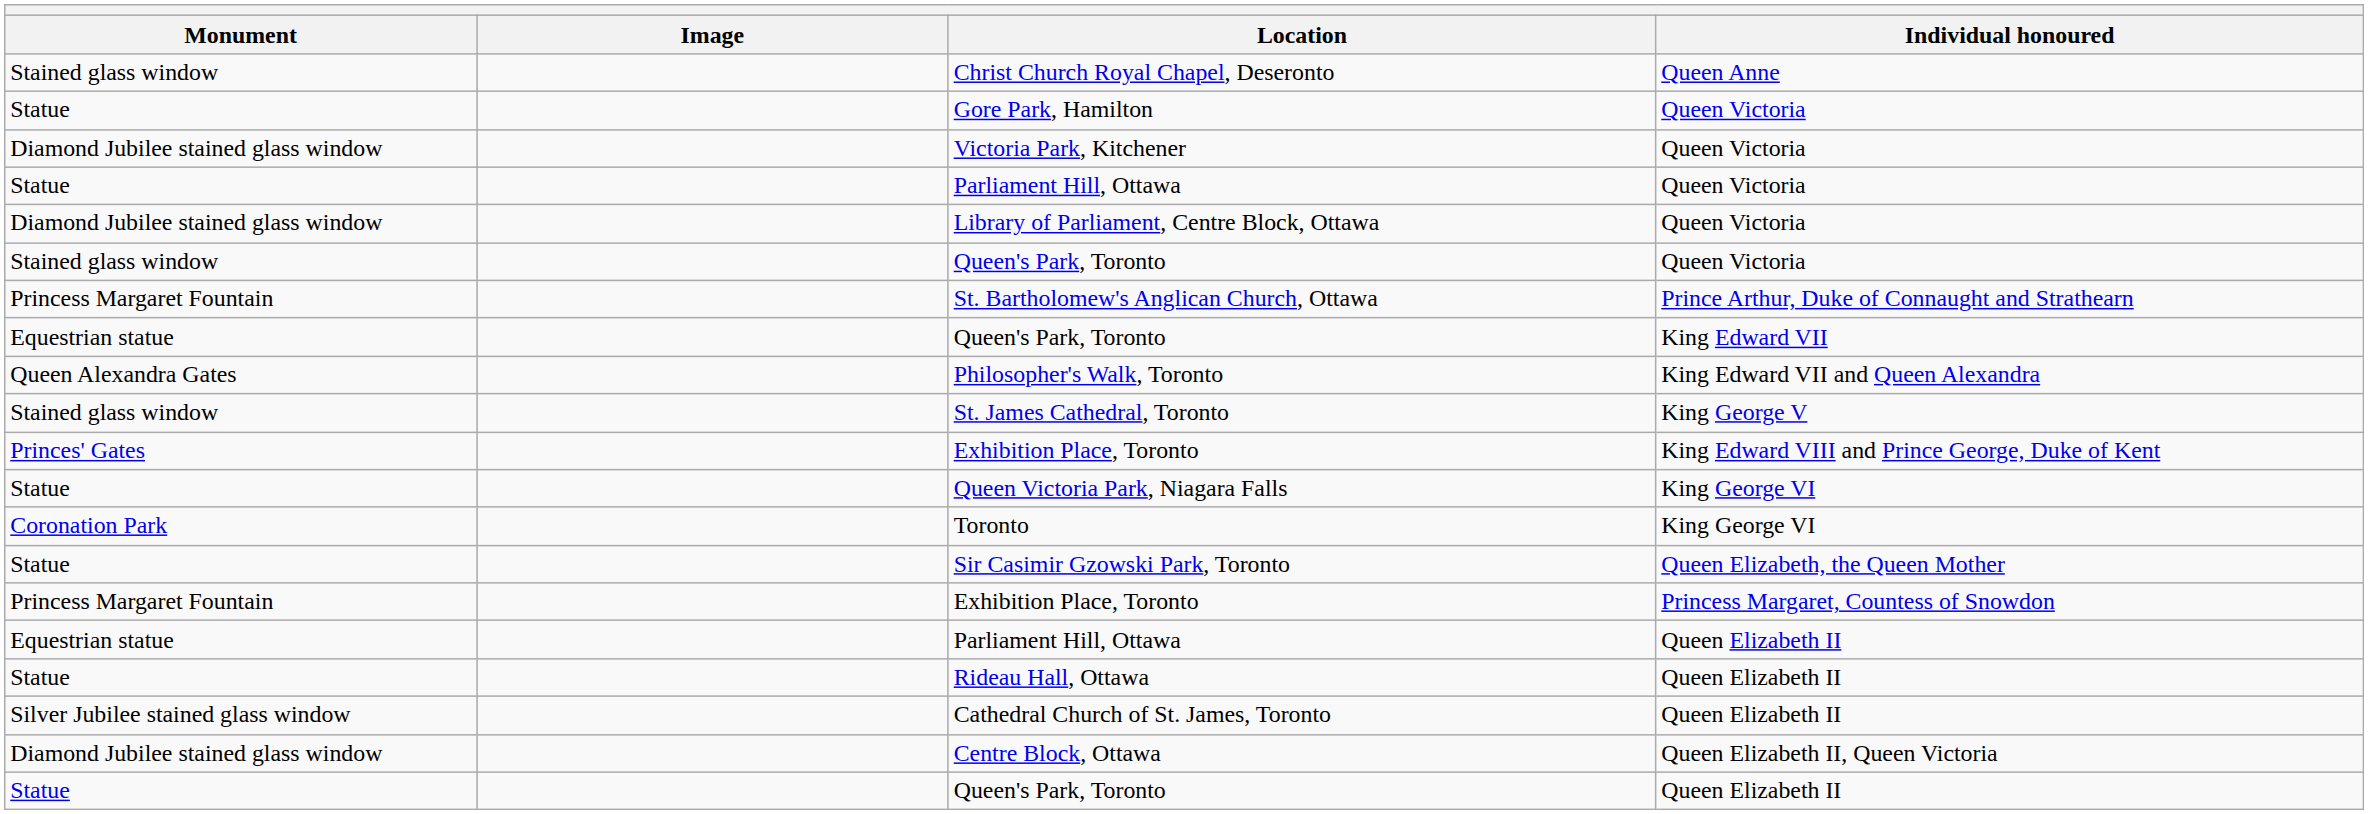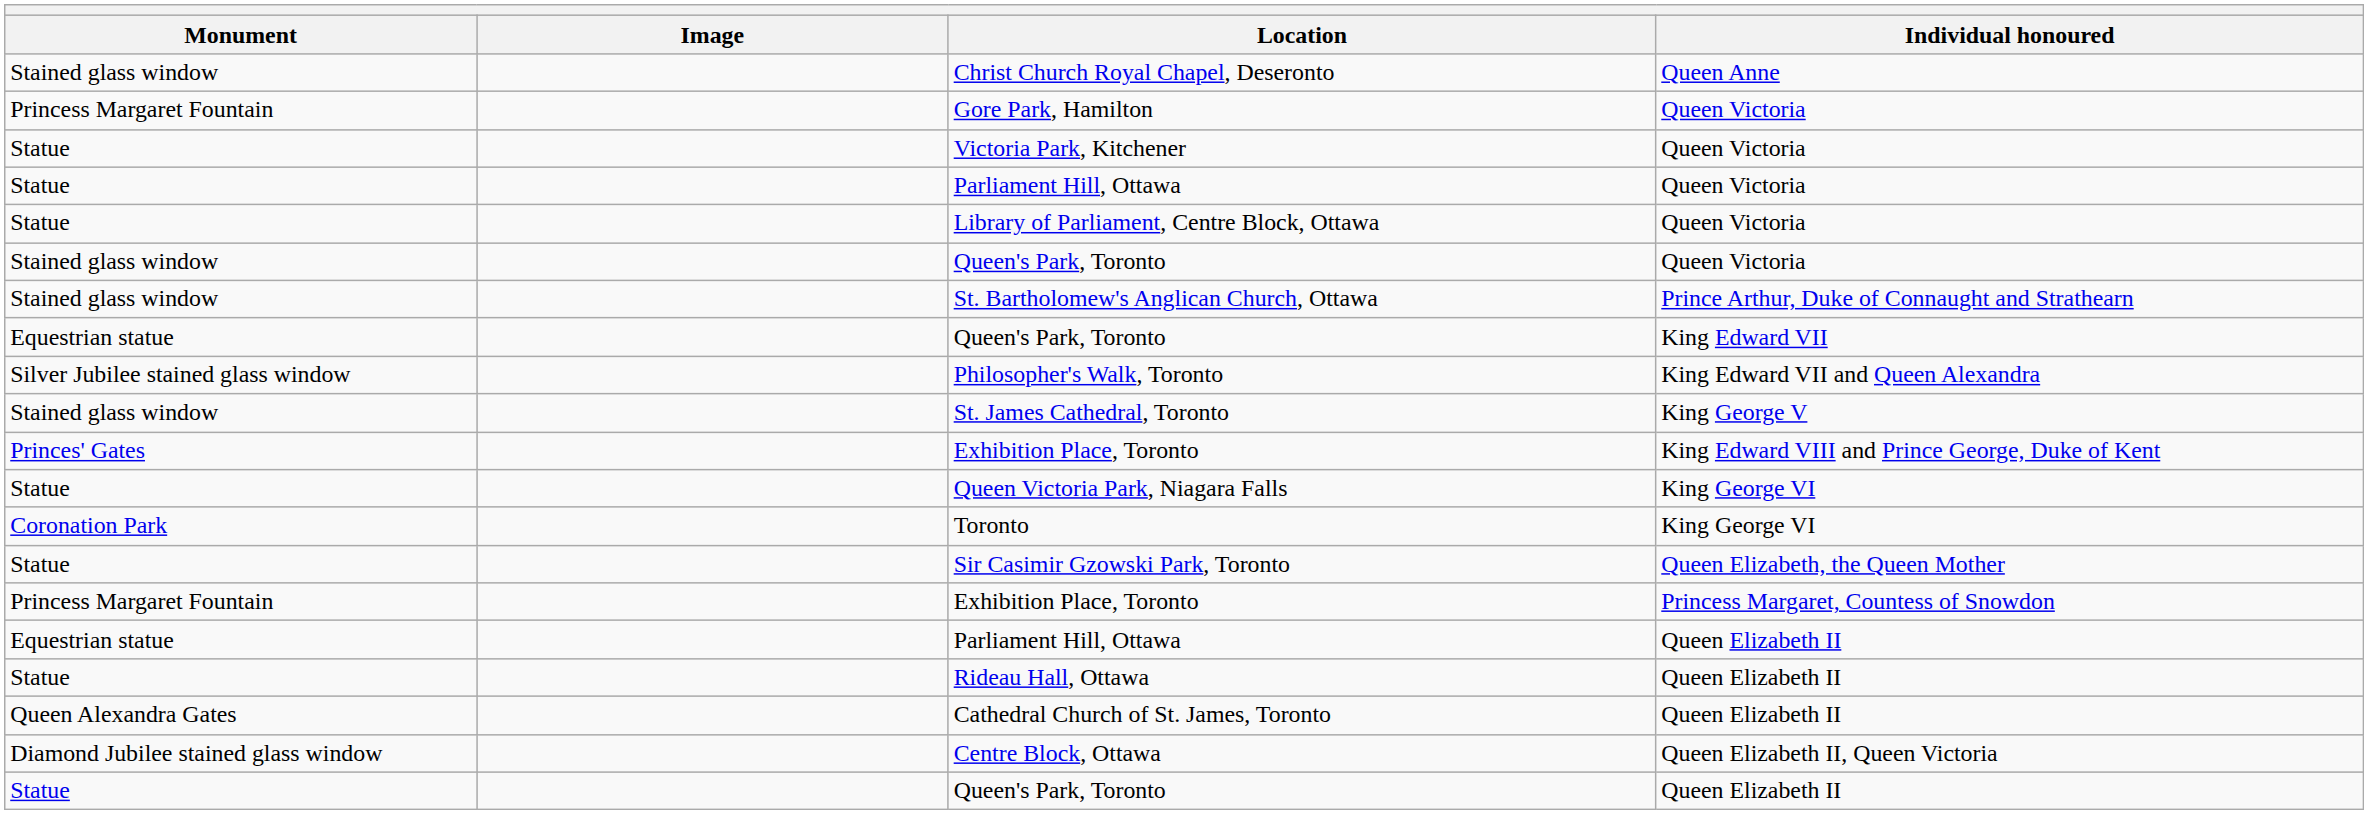(40, 110) Statue -> (142, 110) Princess Margaret Fountain
(196, 147) Diamond Jubilee stained glass window -> (40, 147) Statue
(196, 223) Diamond Jubilee stained glass window -> (40, 223) Statue
(142, 299) Princess Margaret Fountain -> (114, 299) Stained glass window
(123, 374) Queen Alexandra Gates -> (180, 374) Silver Jubilee stained glass window
(180, 714) Silver Jubilee stained glass window -> (123, 714) Queen Alexandra Gates
